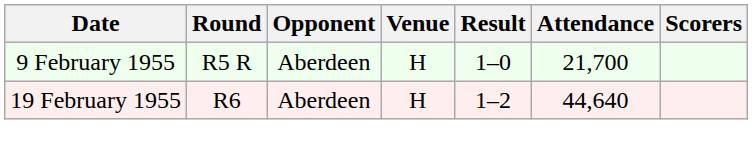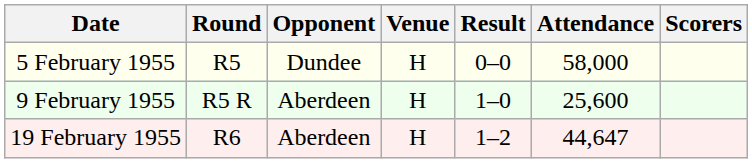+ row: (96, 61)
(595, 61) 21,700 -> (595, 99) 25,600
(595, 99) 44,640 -> (595, 137) 44,647
